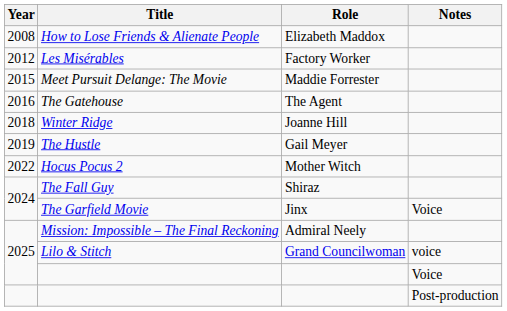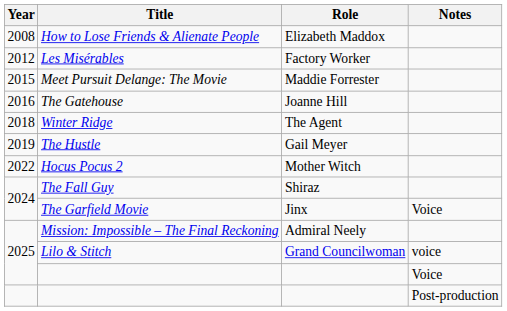(313, 101) The Agent -> (316, 101) Joanne Hill
(316, 123) Joanne Hill -> (313, 123) The Agent
